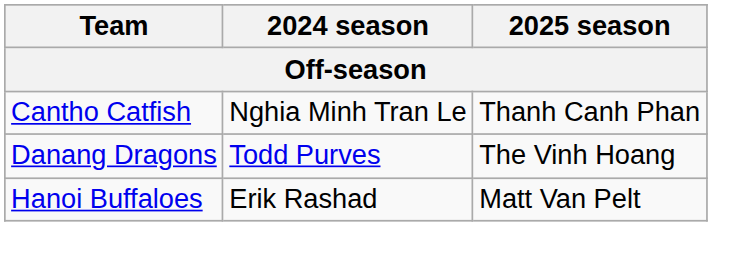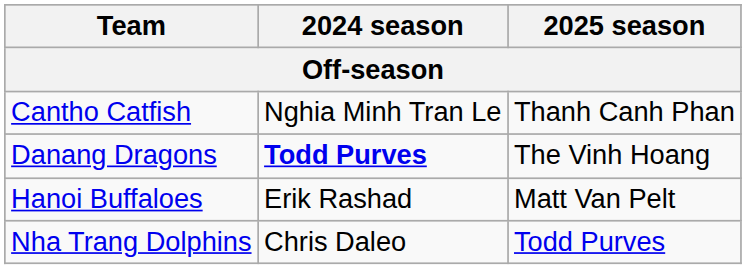(305, 155) normal -> (345, 155) bold
+ row: (131, 241)
